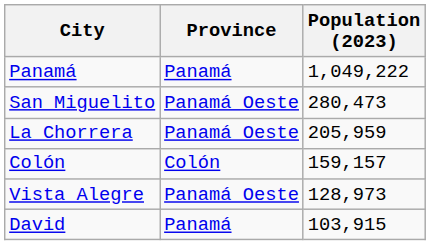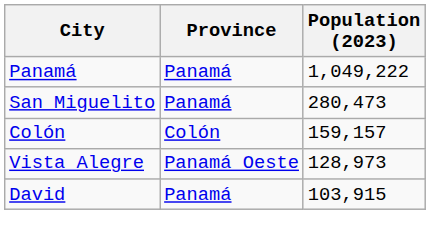(232, 103) Panamá Oeste -> (198, 103) Panamá
- row: (71, 133)
